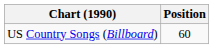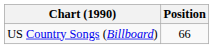(185, 33) 60 -> (185, 33) 66
